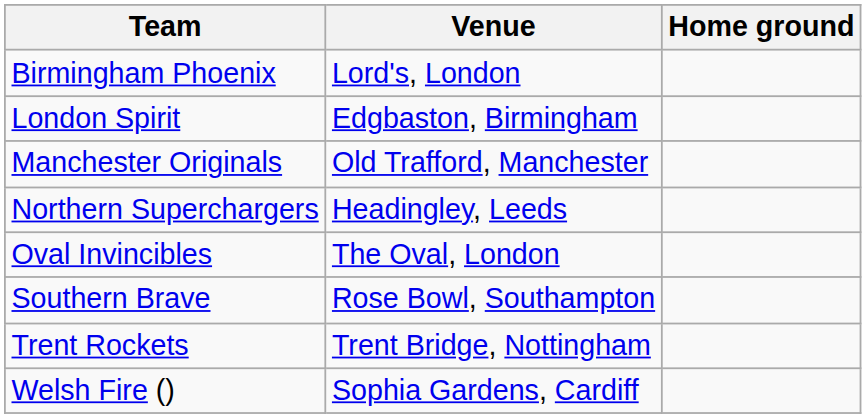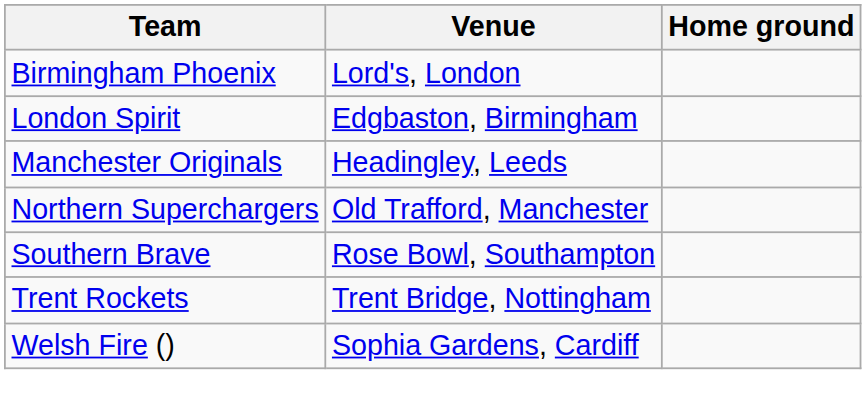(490, 163) Old Trafford, Manchester -> (450, 163) Headingley, Leeds
(450, 208) Headingley, Leeds -> (490, 208) Old Trafford, Manchester
- row: (112, 254)
